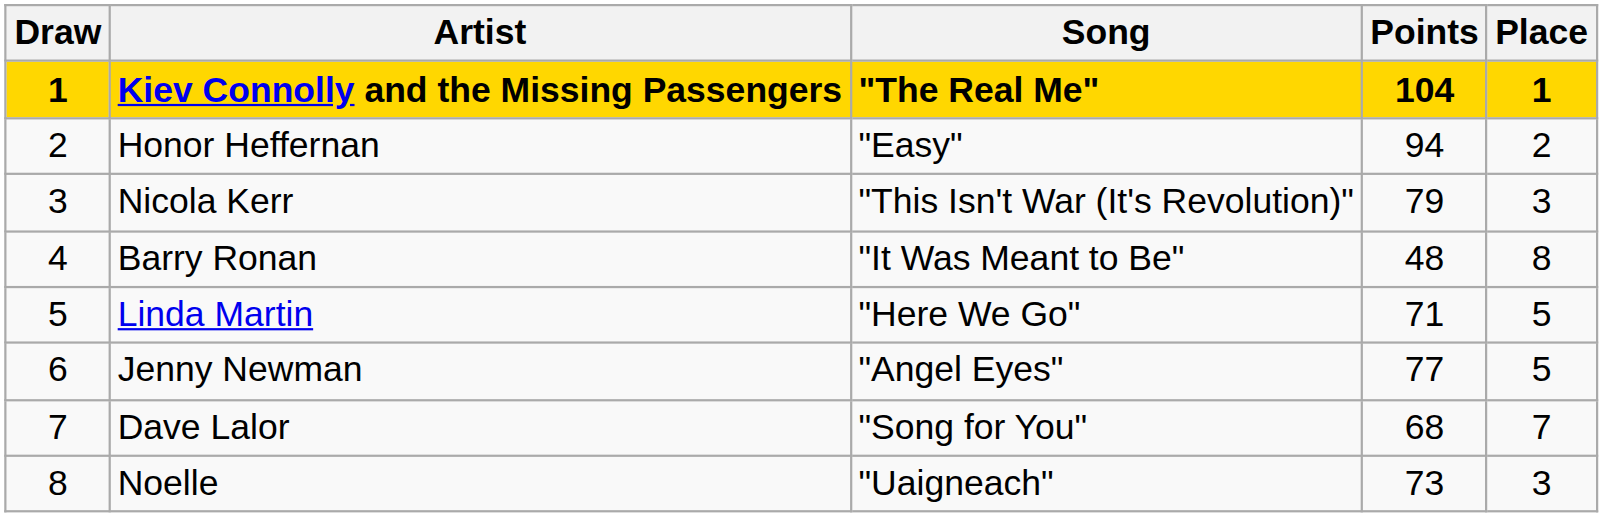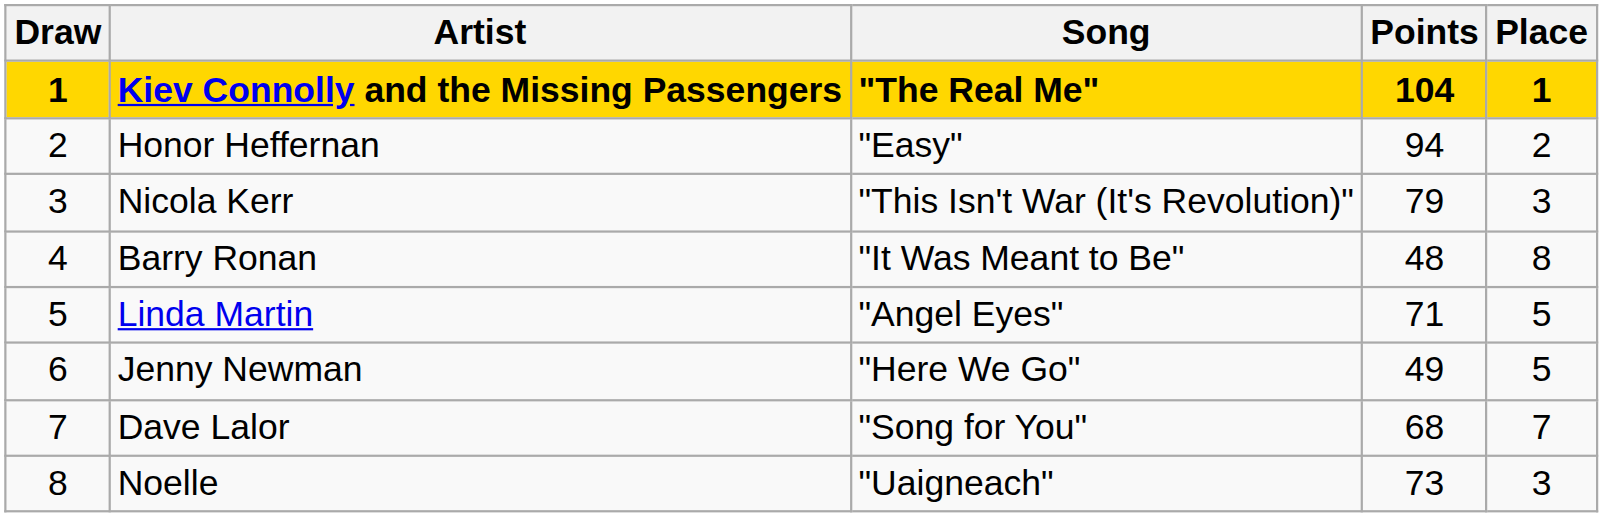(969, 314) "Here We Go" -> (961, 314) "Angel Eyes"
(961, 370) "Angel Eyes" -> (969, 370) "Here We Go"
(1425, 370) 77 -> (1425, 370) 49
